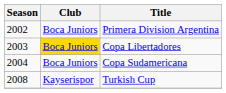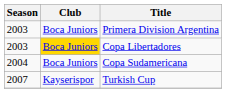(17, 29) 2002 -> (17, 29) 2003
(17, 79) 2008 -> (17, 79) 2007
